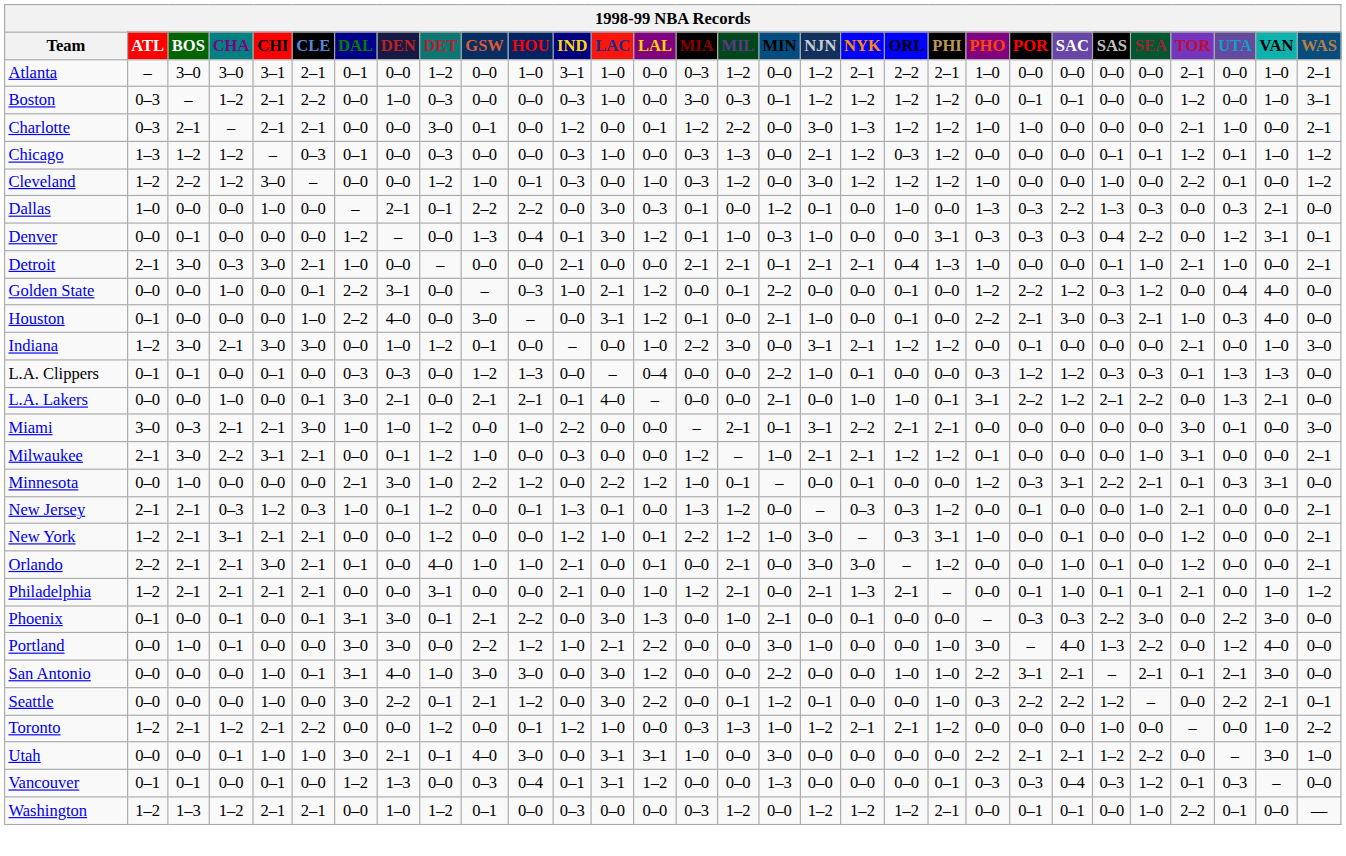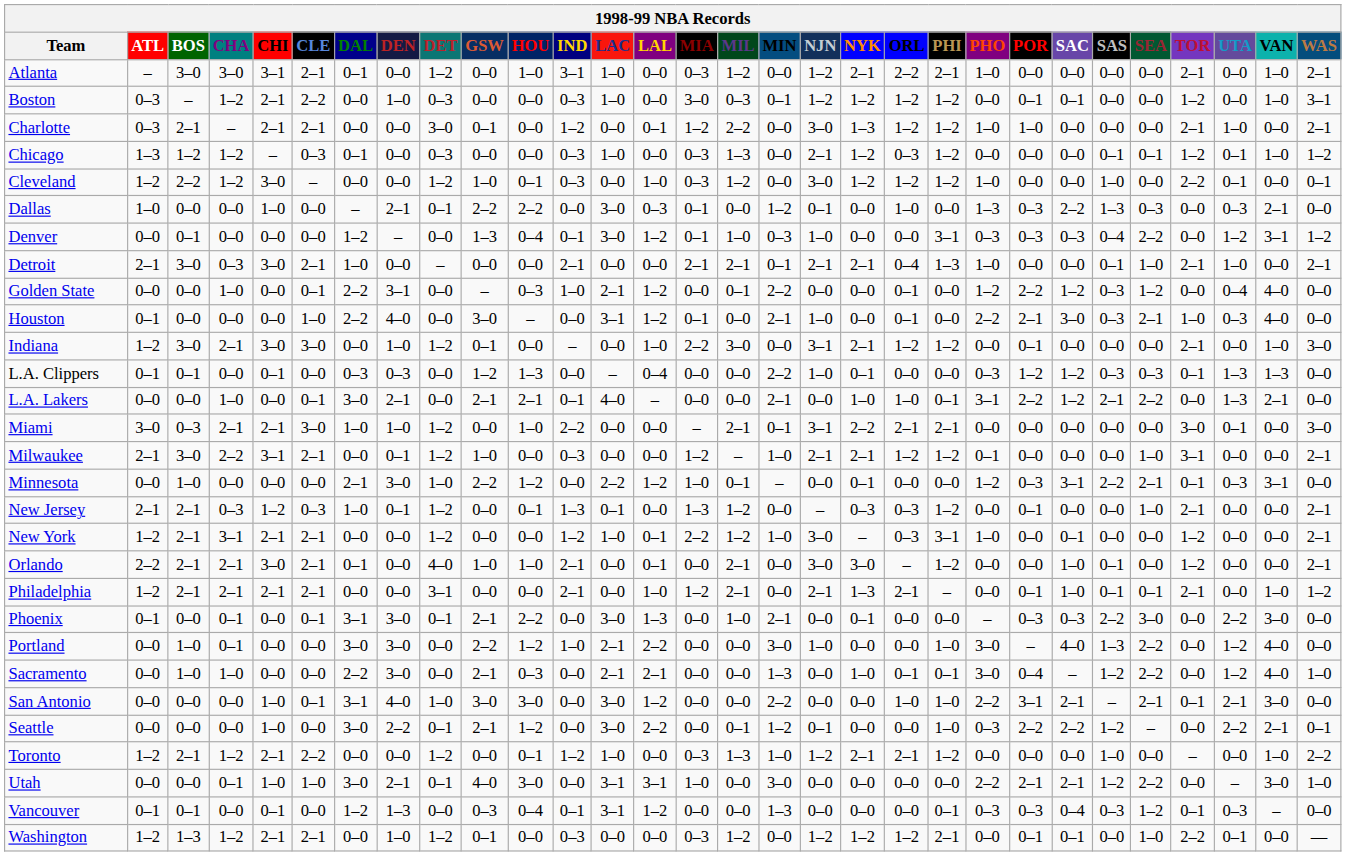(1319, 182) 1–2 -> (1319, 182) 0–1
(1319, 237) 0–1 -> (1319, 237) 1–2
+ row: (48, 674)
